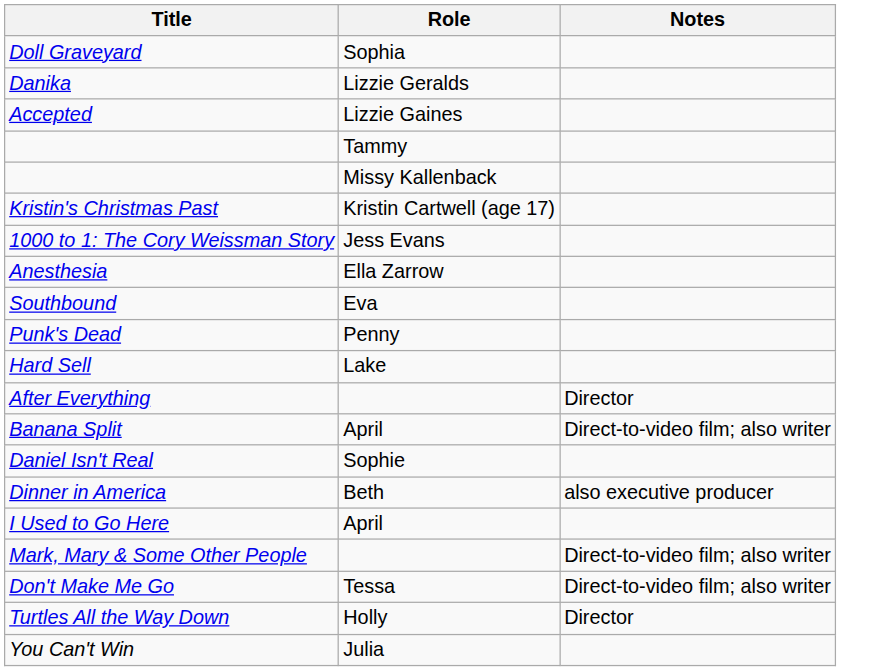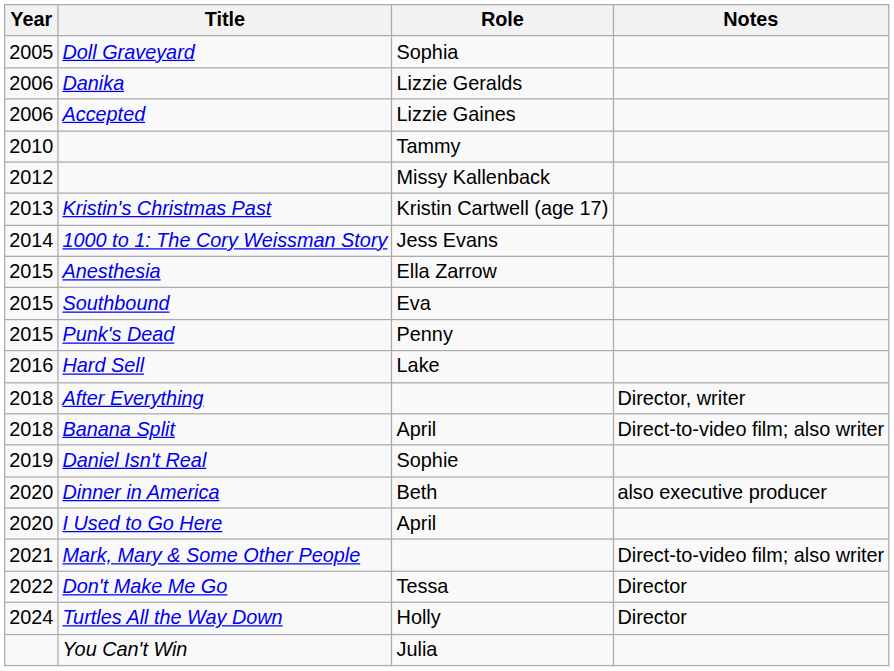+ column: (31, 20)
(599, 397) Director -> (681, 397) Director, writer
(698, 586) Direct-to-video film; also writer -> (652, 586) Director
